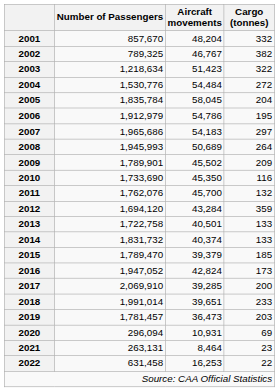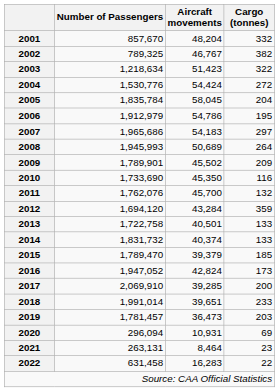(207, 85) 54,484 -> (207, 85) 54,424
(207, 363) 16,253 -> (207, 363) 16,283
